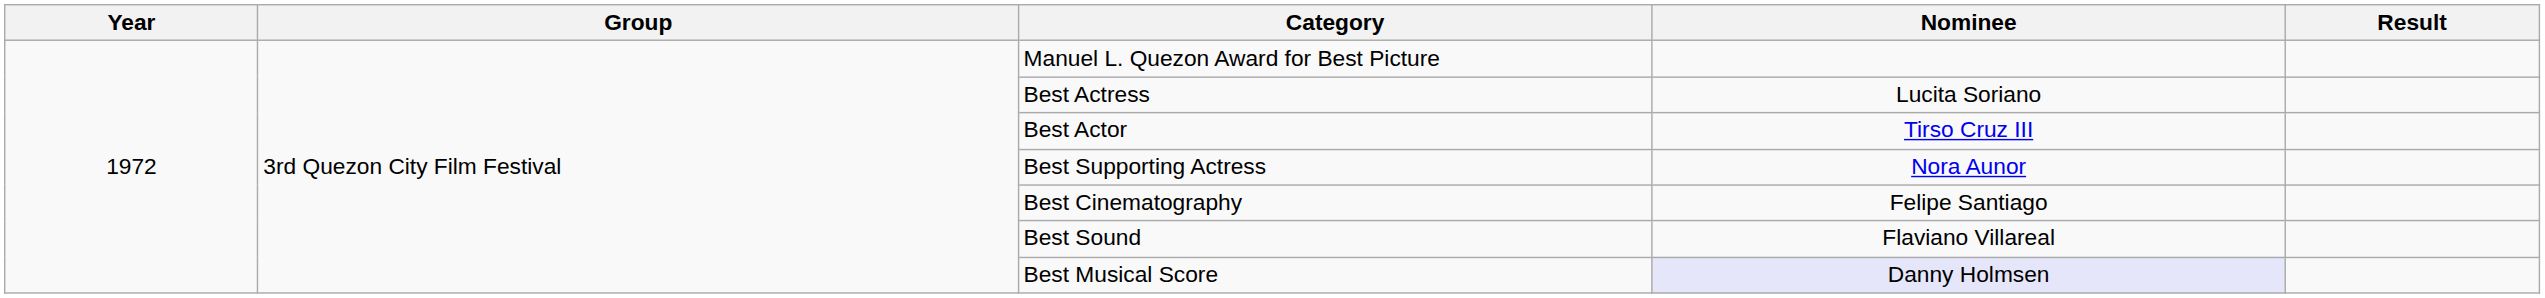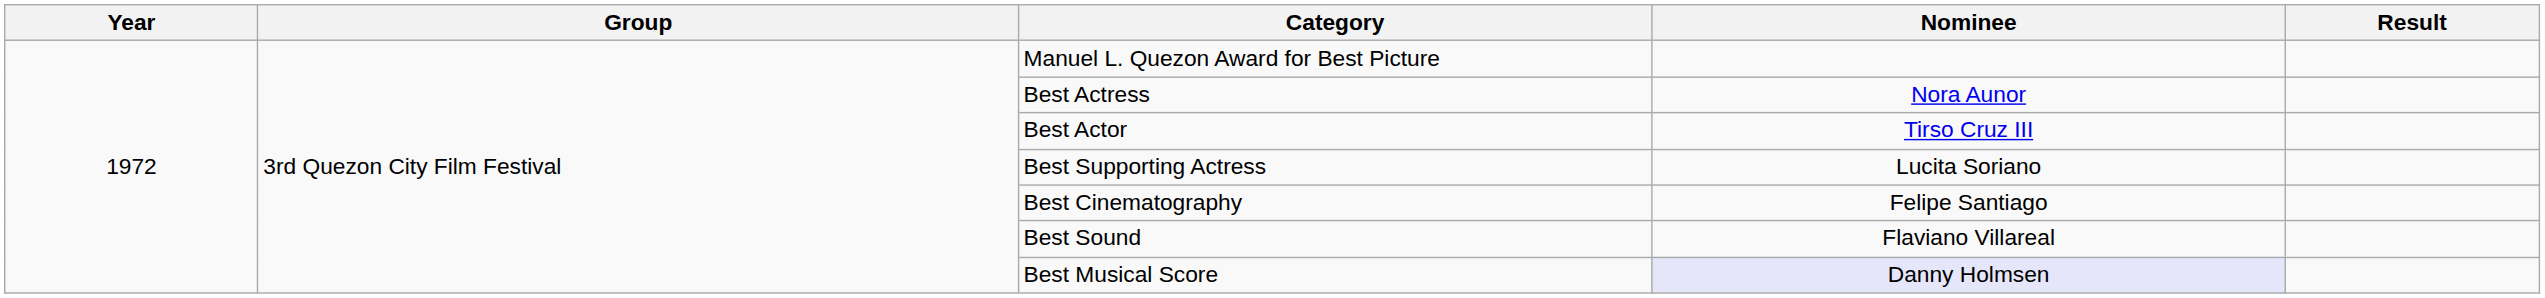(1969, 94) Lucita Soriano -> (1969, 94) Nora Aunor
(1969, 166) Nora Aunor -> (1969, 166) Lucita Soriano
